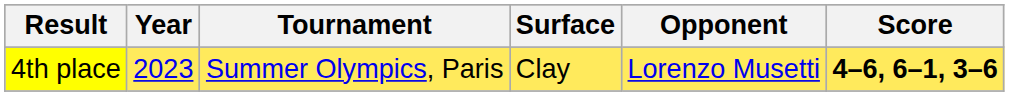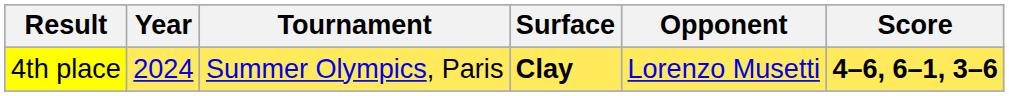(163, 68) 2023 -> (163, 68) 2024
(543, 68) normal -> (544, 68) bold
